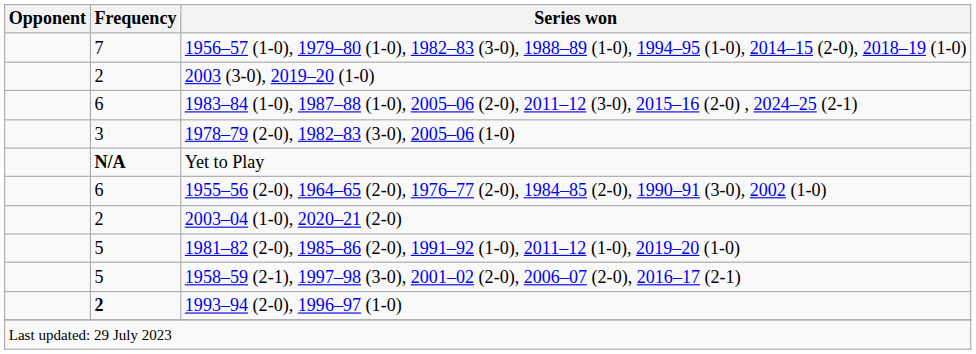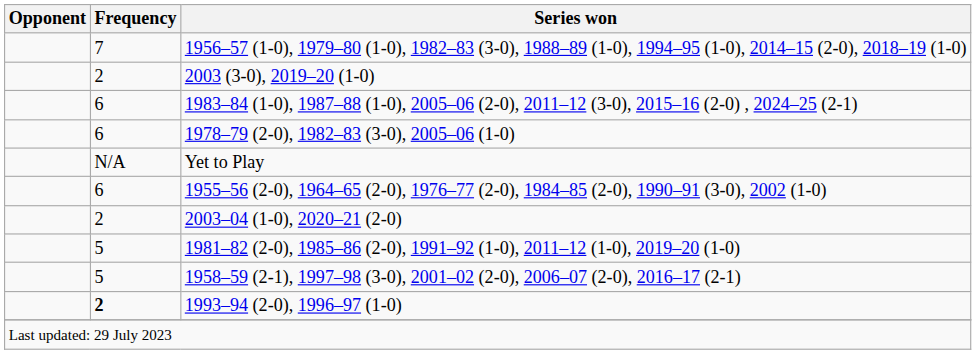(99, 133) 3 -> (99, 133) 6
(110, 162) bold -> (110, 162) normal
